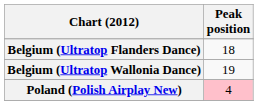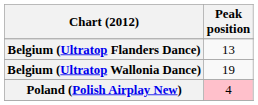(228, 49) 18 -> (228, 49) 13
